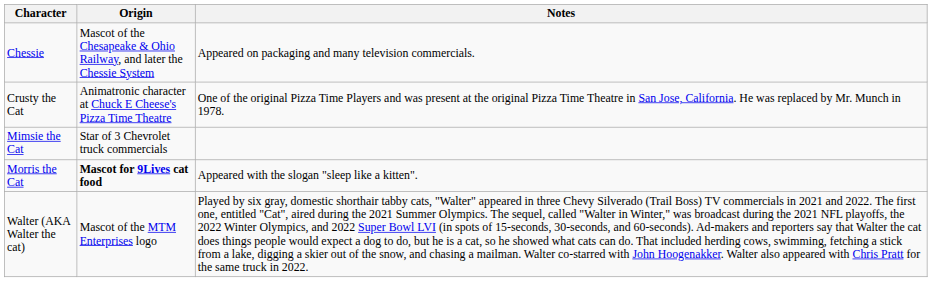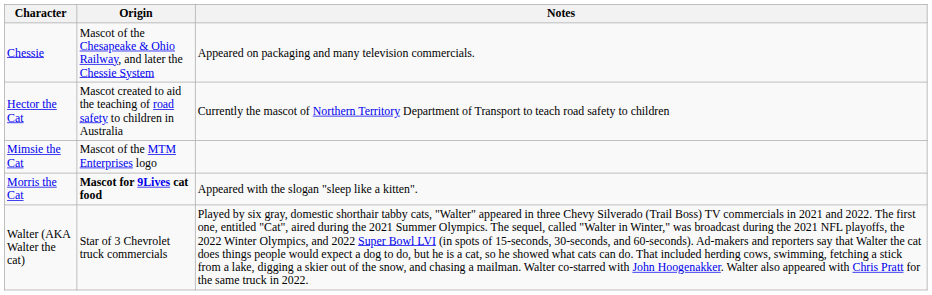- row: (32, 104)
+ row: (32, 111)
(125, 143) Star of 3 Chevrolet truck commercials -> (128, 156) Mascot of the MTM Enterprises logo
(128, 234) Mascot of the MTM Enterprises logo -> (125, 247) Star of 3 Chevrolet truck commercials
